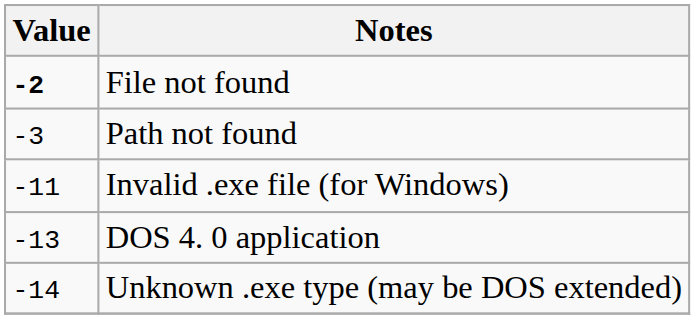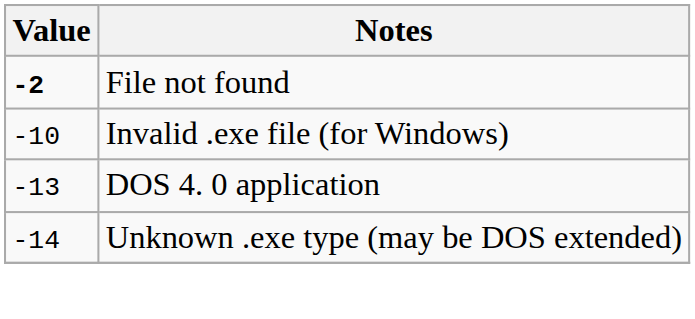- row: (201, 133)
(36, 188) -11 -> (36, 137) -10
